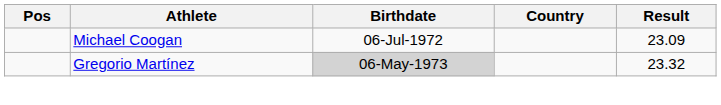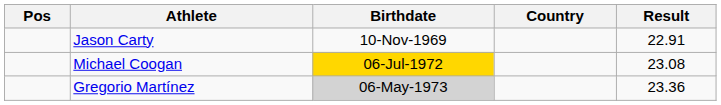+ row: (113, 40)
(403, 40) no background -> (403, 64) gold background
(666, 40) 23.09 -> (666, 64) 23.08
(666, 64) 23.32 -> (666, 87) 23.36
